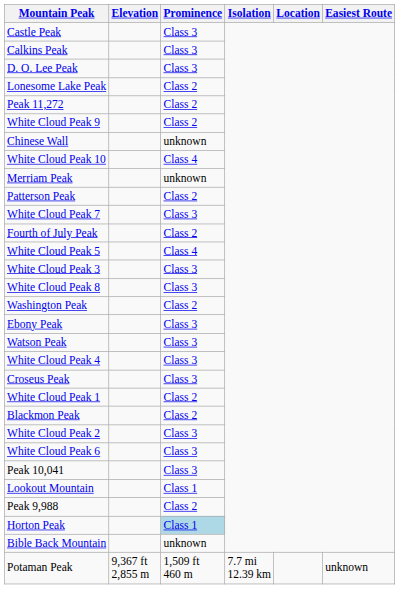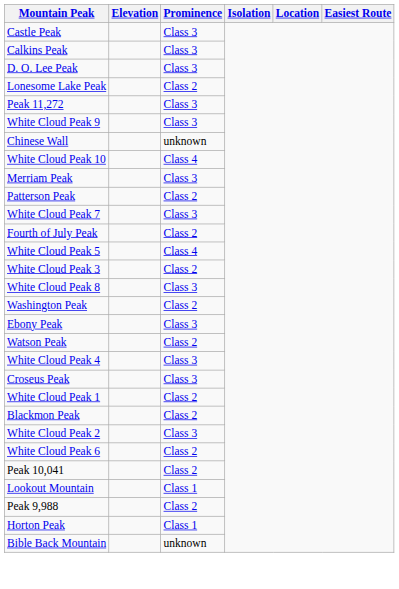(180, 104) Class 2 -> (180, 104) Class 3
(180, 123) Class 2 -> (180, 123) Class 3
(185, 178) unknown -> (180, 178) Class 3
(180, 269) Class 3 -> (180, 269) Class 2
(180, 342) Class 3 -> (180, 342) Class 2
(180, 452) Class 3 -> (180, 452) Class 2
(180, 470) Class 3 -> (180, 470) Class 2
(180, 525) lightblue background -> (180, 525) no background
- row: (40, 568)
